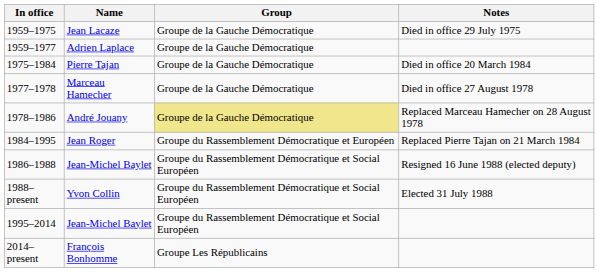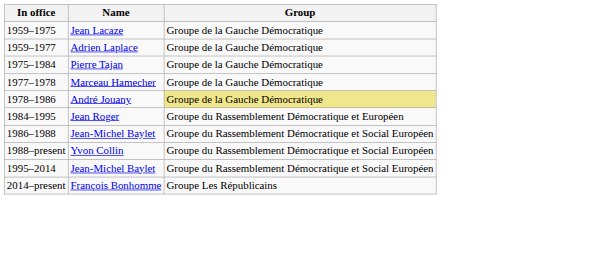- column: (496, 13)
